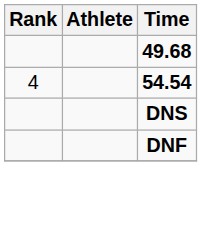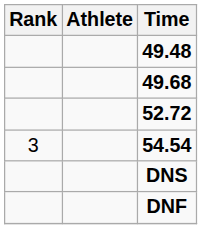+ row: (167, 51)
+ row: (167, 113)
(33, 82) 4 -> (33, 144) 3
